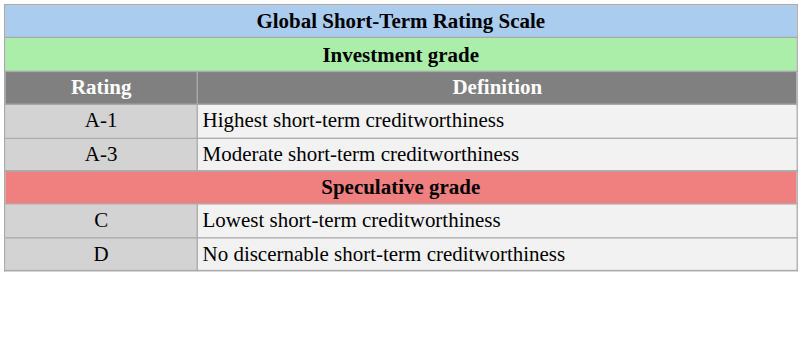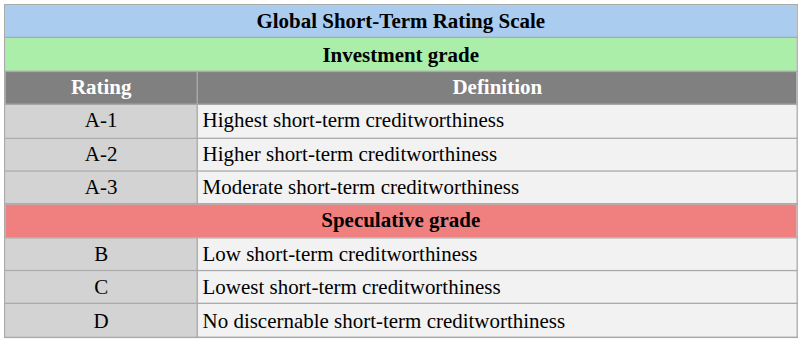+ row: (350, 154)
+ row: (340, 253)
